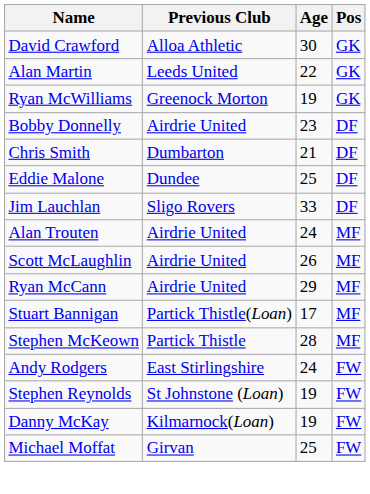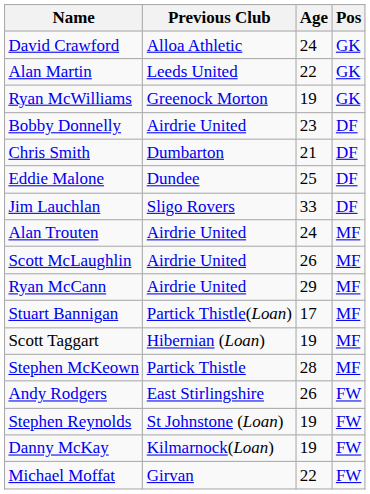(308, 44) 30 -> (308, 44) 24
+ row: (54, 340)
(308, 367) 24 -> (308, 394) 26
(308, 448) 25 -> (308, 475) 22
